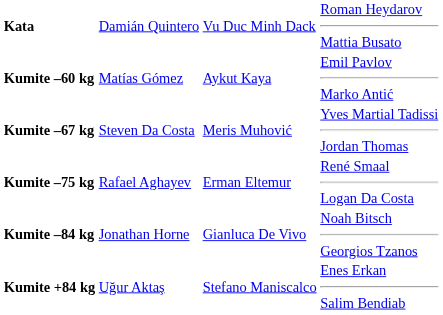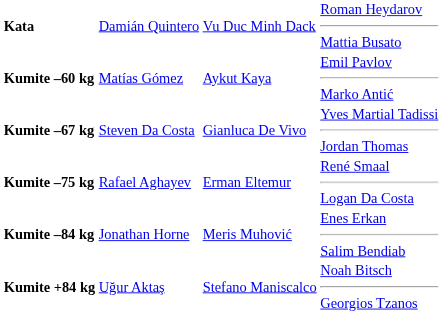(247, 130) Meris Muhović -> (255, 130) Gianluca De Vivo
(255, 234) Gianluca De Vivo -> (247, 234) Meris Muhović
(379, 234) Noah Bitsch Georgios Tzanos -> (379, 234) Enes Erkan Salim Bendiab
(379, 287) Enes Erkan Salim Bendiab -> (379, 287) Noah Bitsch Georgios Tzanos
